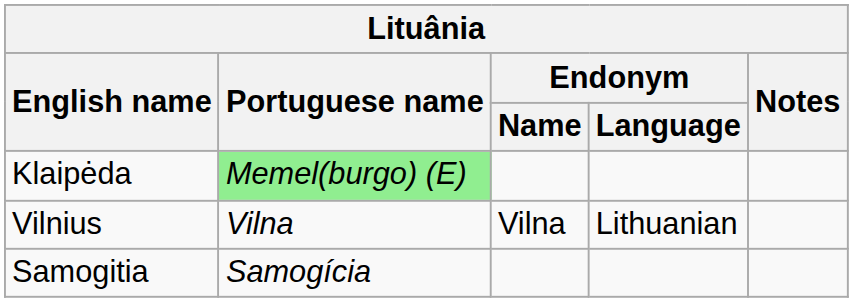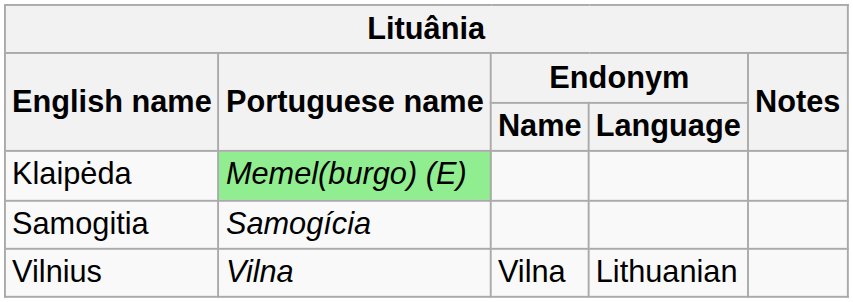rows swapped: (80, 272) <-> (57, 223)
